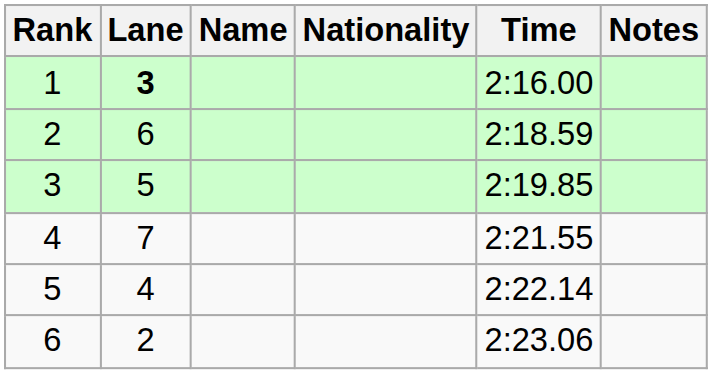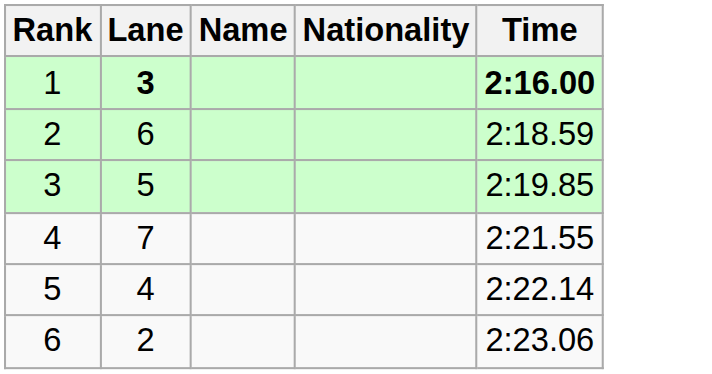- column: (654, 30)
(539, 82) normal -> (540, 82) bold
